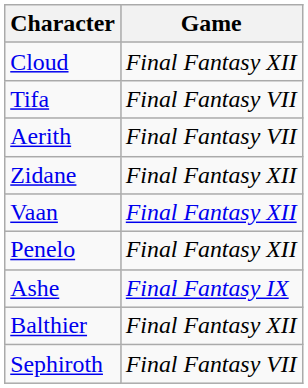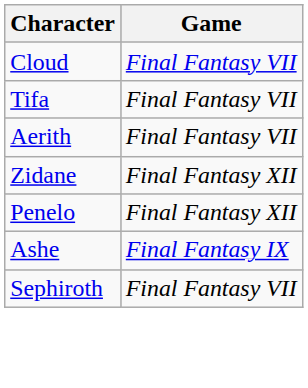(211, 61) Final Fantasy XII -> (211, 61) Final Fantasy VII
- row: (34, 212)
- row: (49, 325)
